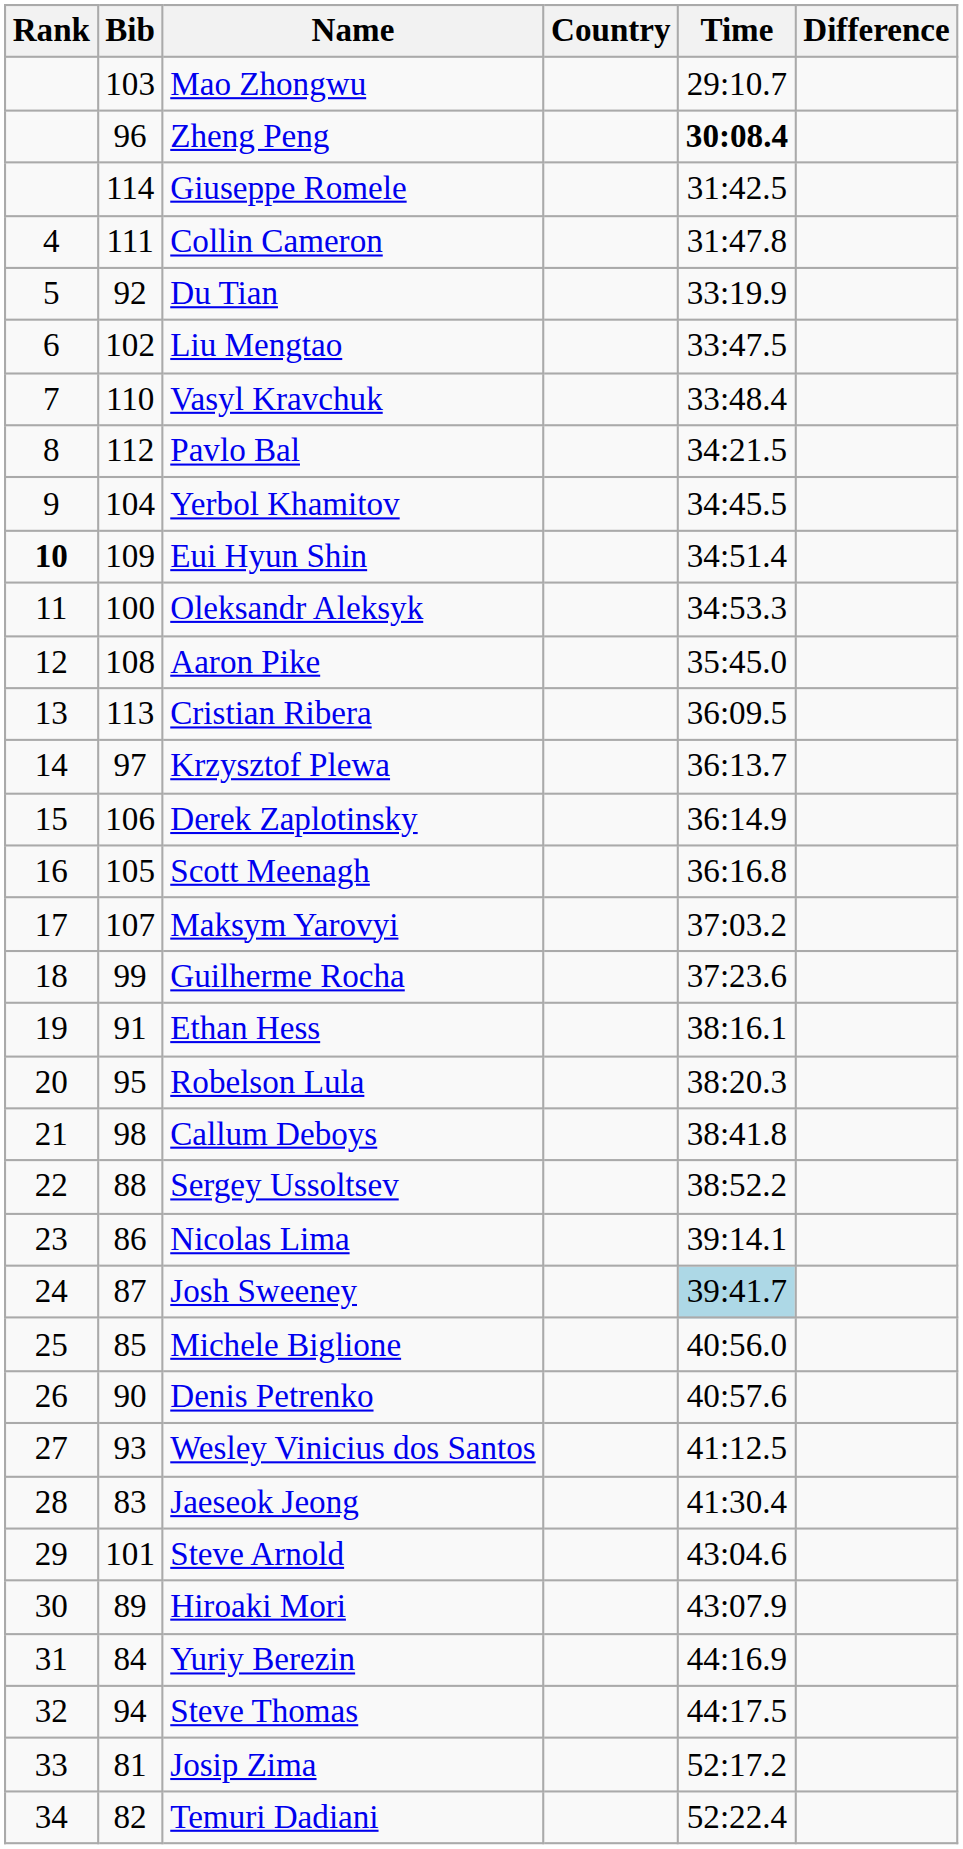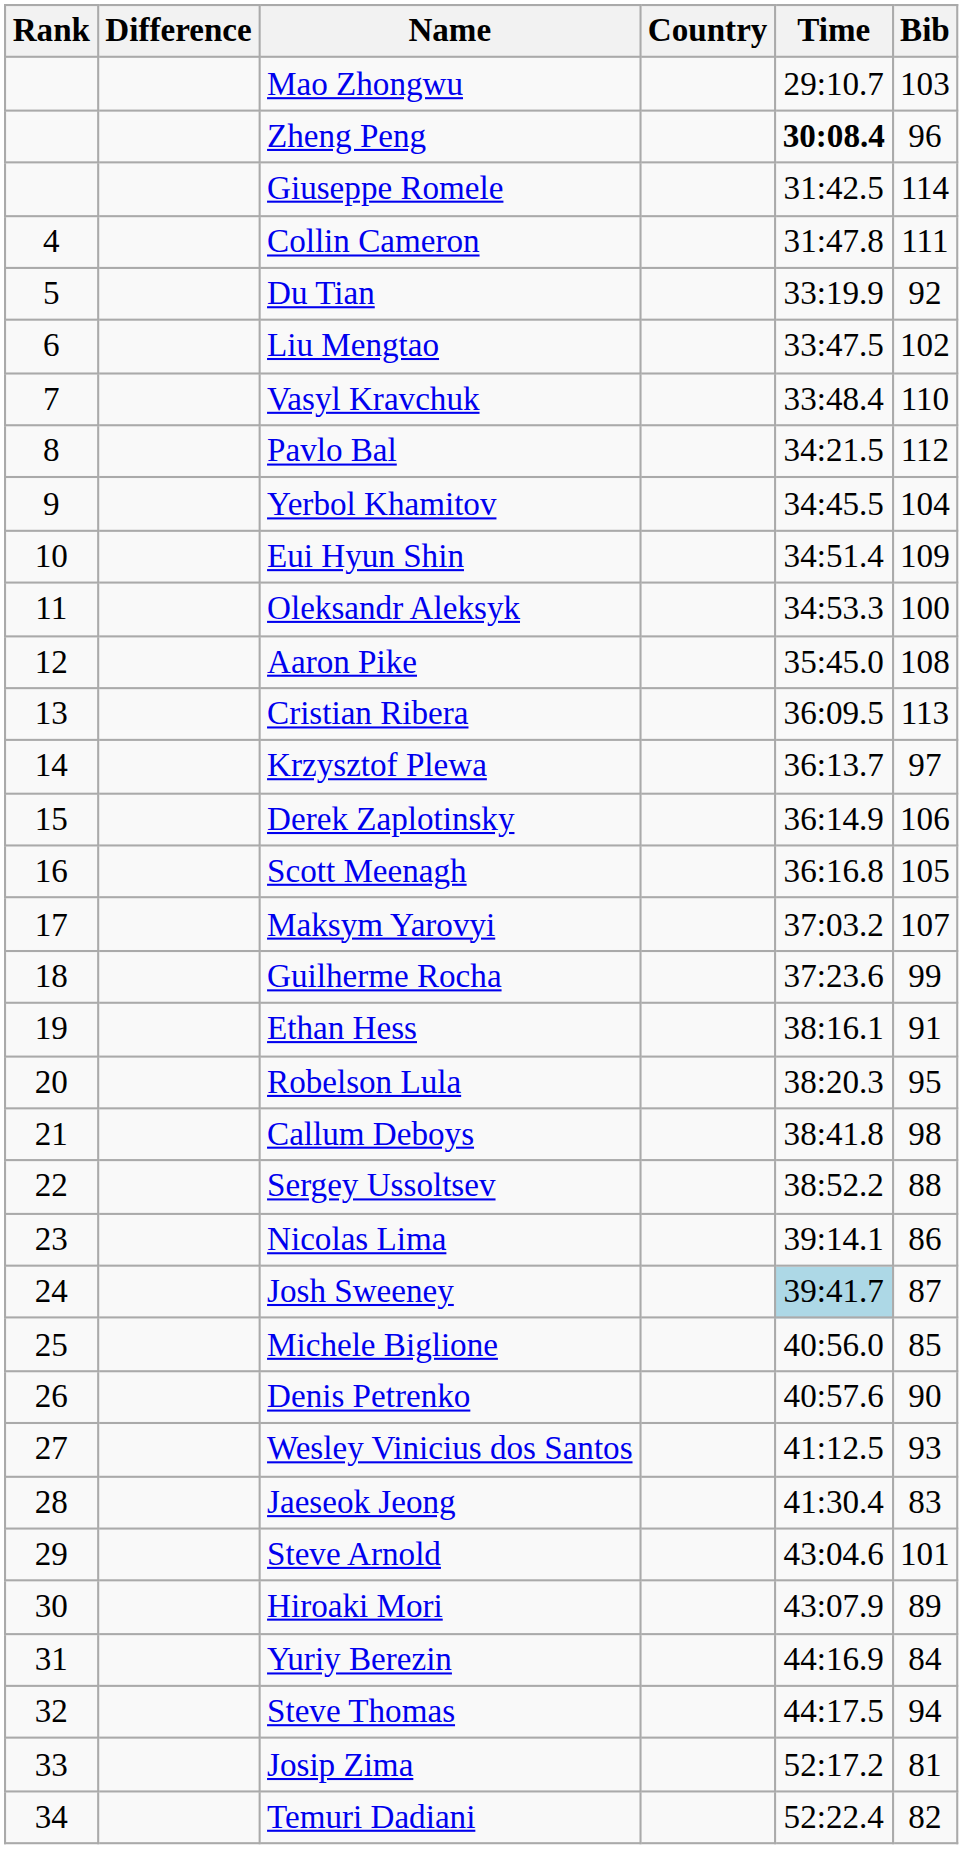columns swapped: (130, 30) <-> (877, 30)
(51, 556) bold -> (51, 556) normal
